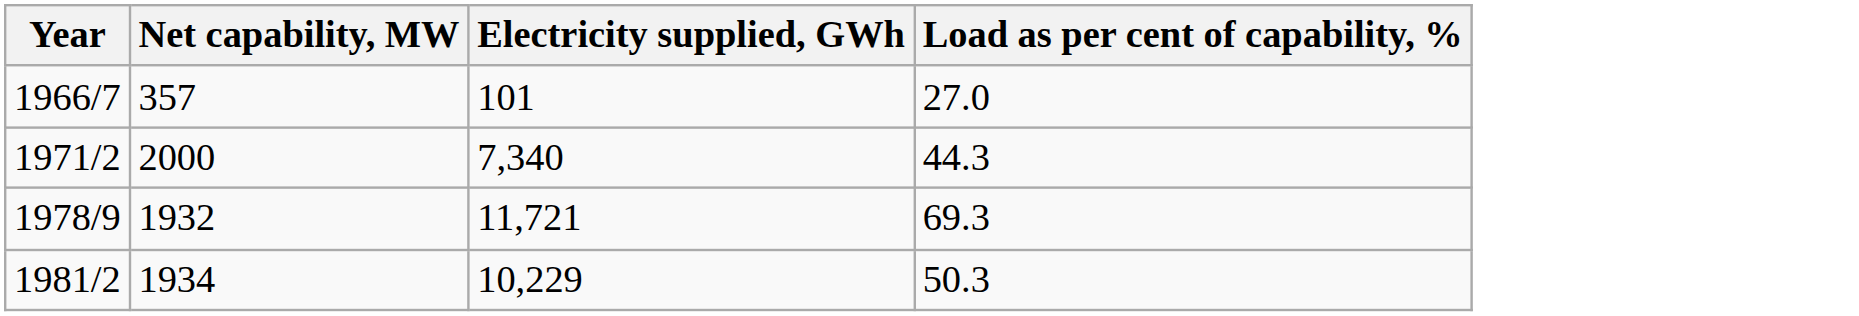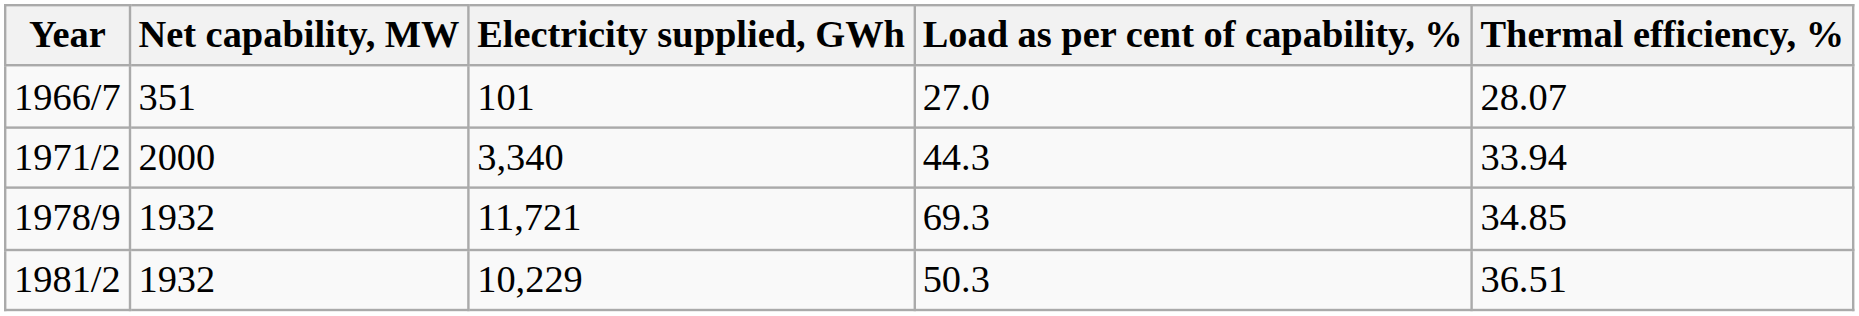+ column: (1662, 34)
(167, 95) 357 -> (167, 95) 351
(520, 156) 7,340 -> (520, 156) 3,340
(177, 278) 1934 -> (177, 278) 1932
